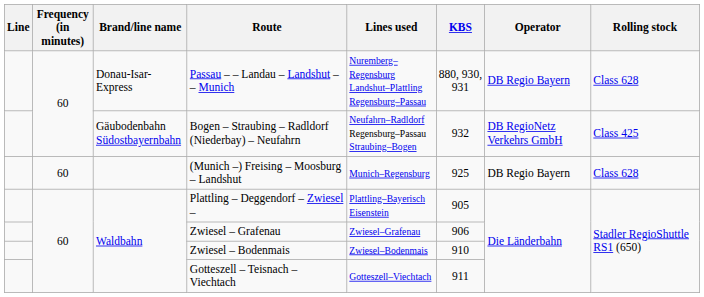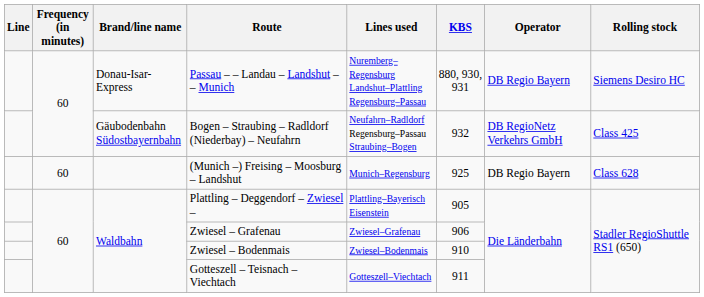(616, 80) Class 628 -> (639, 80) Siemens Desiro HC
